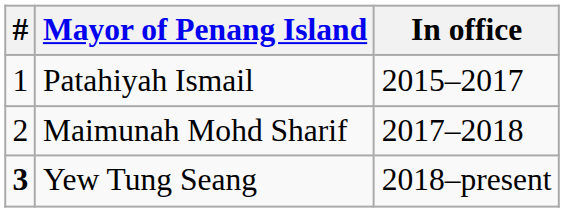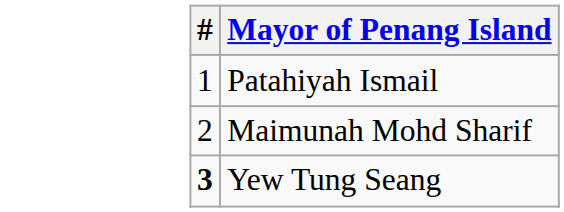- column: (467, 30)
